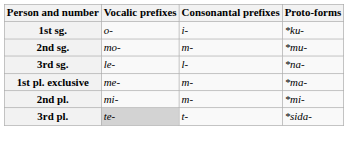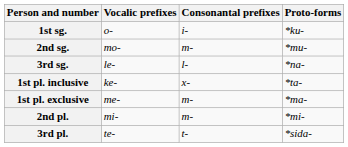+ row: (53, 82)
(109, 116) lightgrey background -> (109, 133) no background
